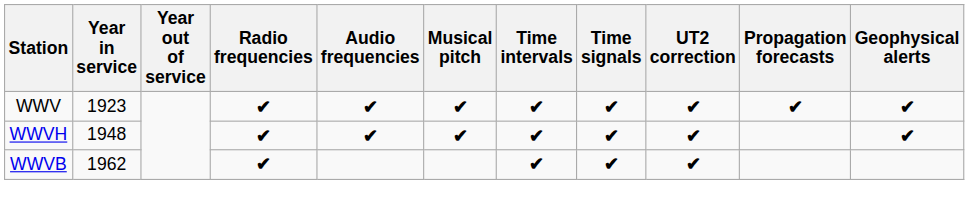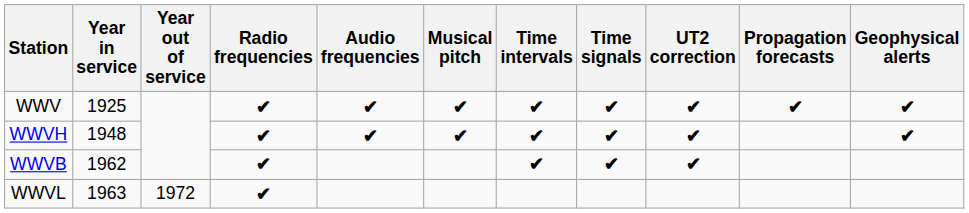(107, 106) 1923 -> (107, 106) 1925
+ row: (38, 193)
